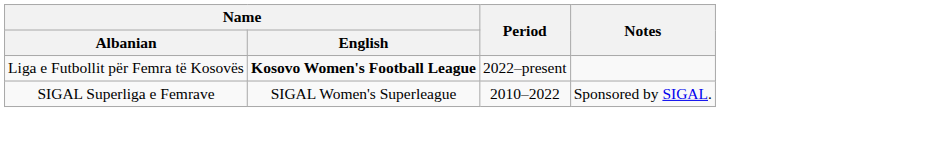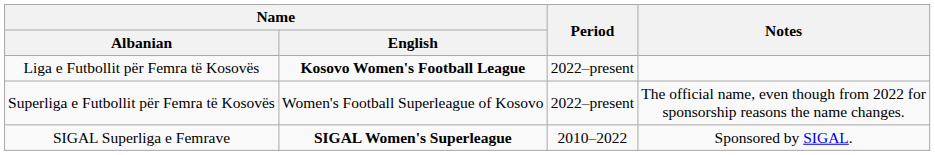+ row: (141, 103)
(363, 94) normal -> (413, 138) bold
